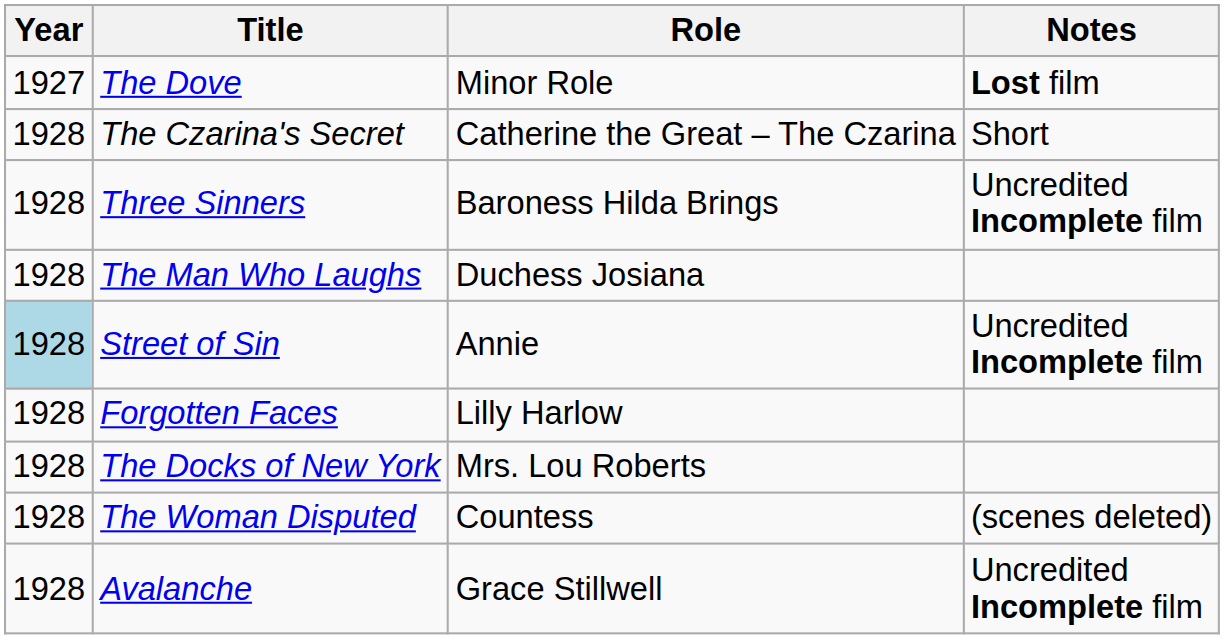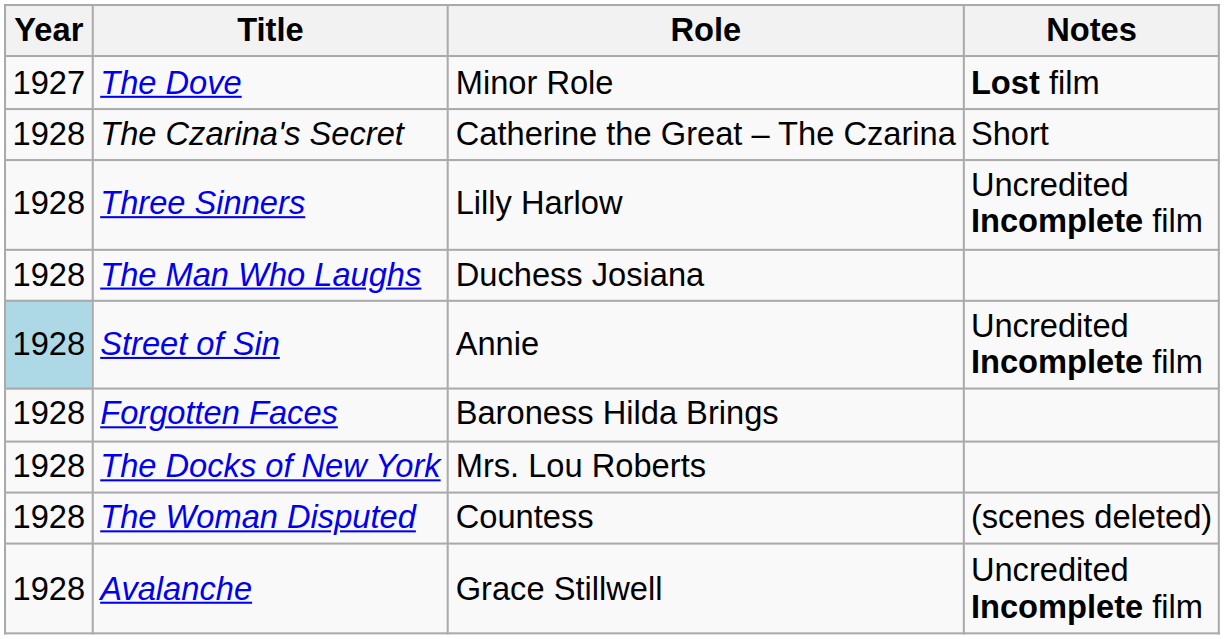(617, 204) Baroness Hilda Brings -> (539, 204) Lilly Harlow
(539, 414) Lilly Harlow -> (617, 414) Baroness Hilda Brings
